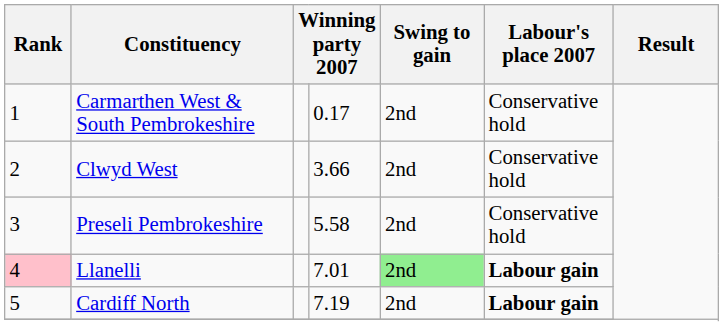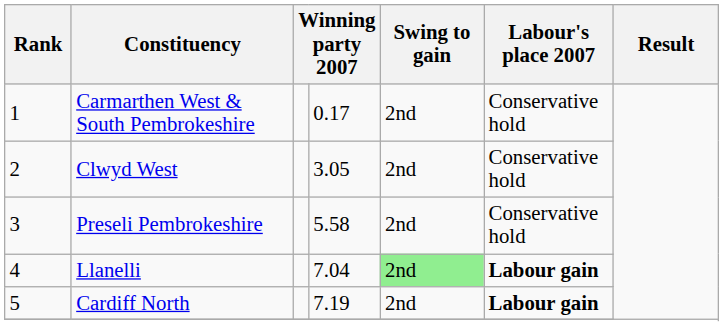(331, 168) 3.66 -> (331, 168) 3.05
(15, 269) pink background -> (15, 269) no background
(331, 269) 7.01 -> (331, 269) 7.04
